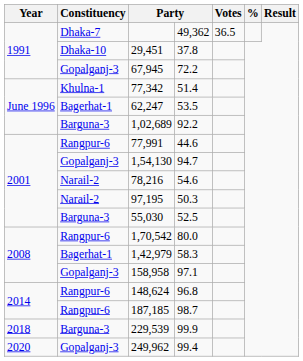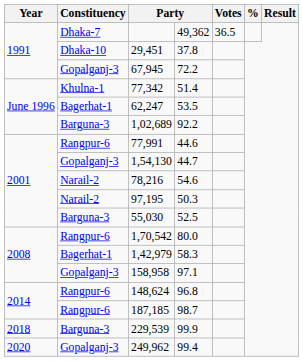(188, 161) 94.7 -> (188, 161) 44.7
